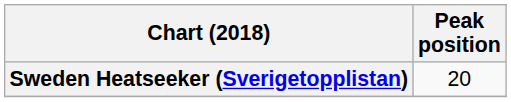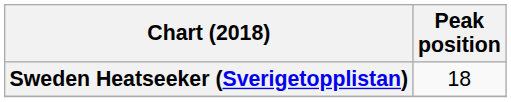(459, 79) 20 -> (459, 79) 18
